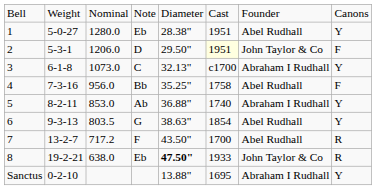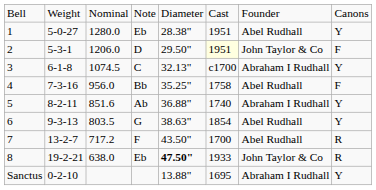(104, 67) 1073.0 -> (104, 67) 1074.5
(102, 103) 853.0 -> (102, 103) 851.6
